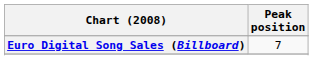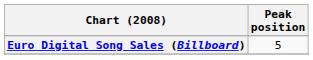(278, 45) 7 -> (278, 45) 5
